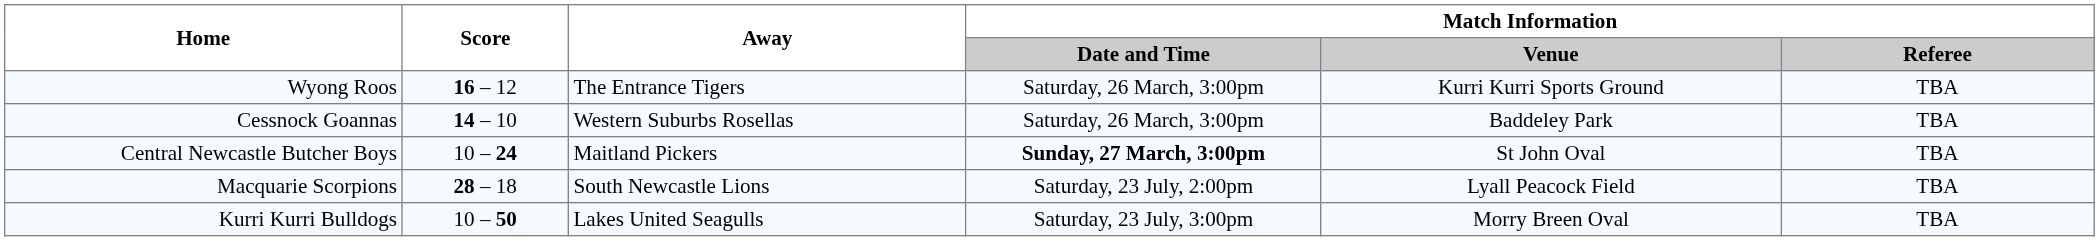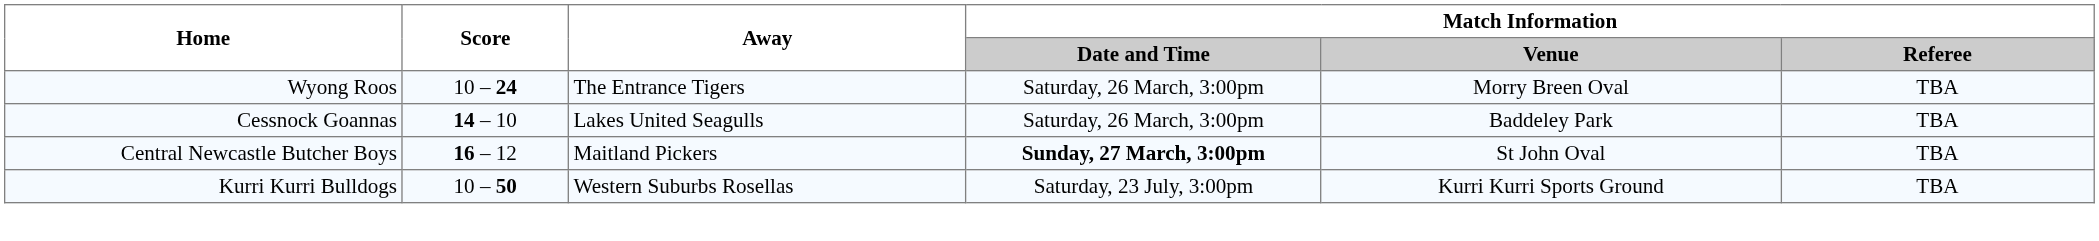(485, 87) 16 – 12 -> (485, 87) 10 – 24
(1551, 87) Kurri Kurri Sports Ground -> (1551, 87) Morry Breen Oval
(683, 120) Western Suburbs Rosellas -> (668, 120) Lakes United Seagulls
(485, 152) 10 – 24 -> (485, 152) 16 – 12
- row: (307, 186)
(668, 219) Lakes United Seagulls -> (683, 186) Western Suburbs Rosellas
(1551, 219) Morry Breen Oval -> (1551, 186) Kurri Kurri Sports Ground
